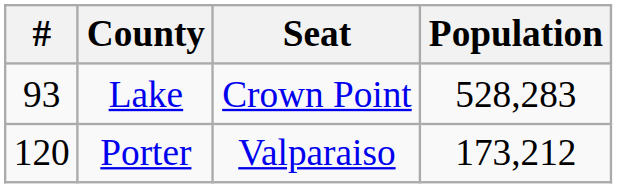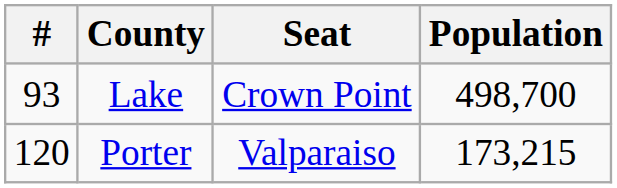(516, 93) 528,283 -> (516, 93) 498,700
(516, 152) 173,212 -> (516, 152) 173,215
